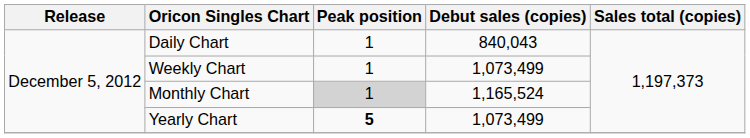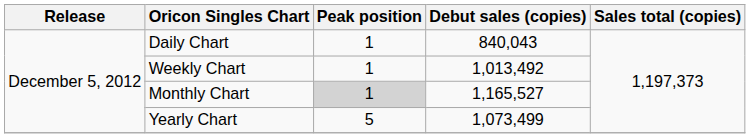(508, 68) 1,073,499 -> (508, 68) 1,013,492
(508, 94) 1,165,524 -> (508, 94) 1,165,527
(369, 119) bold -> (369, 119) normal
